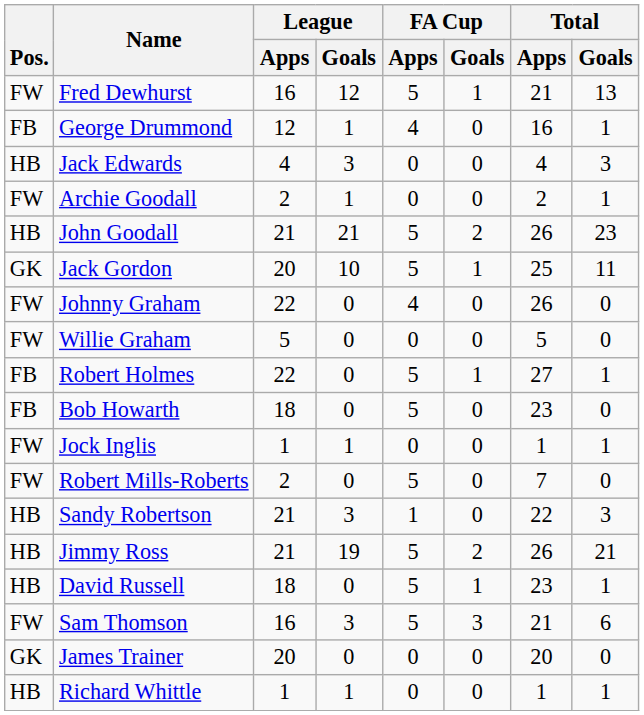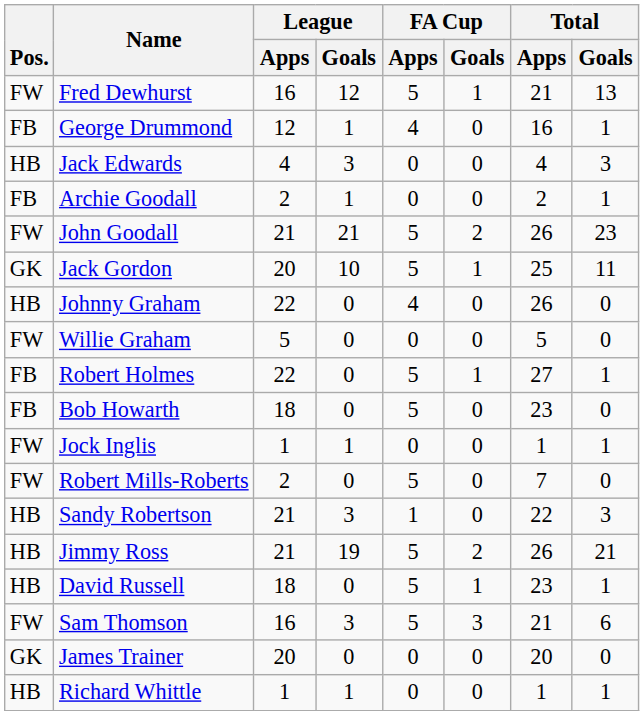(27, 198) FW -> (23, 198) FB
(25, 233) HB -> (27, 233) FW
(27, 304) FW -> (25, 304) HB
